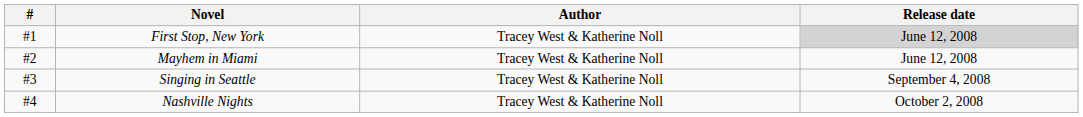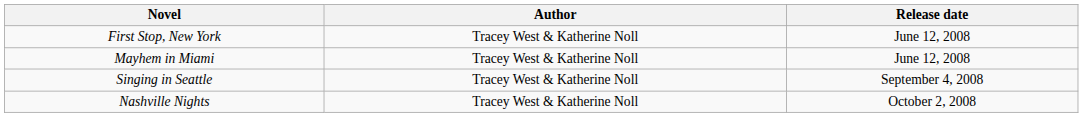- column: (30, 15)
(939, 36) lightgrey background -> (932, 36) no background
